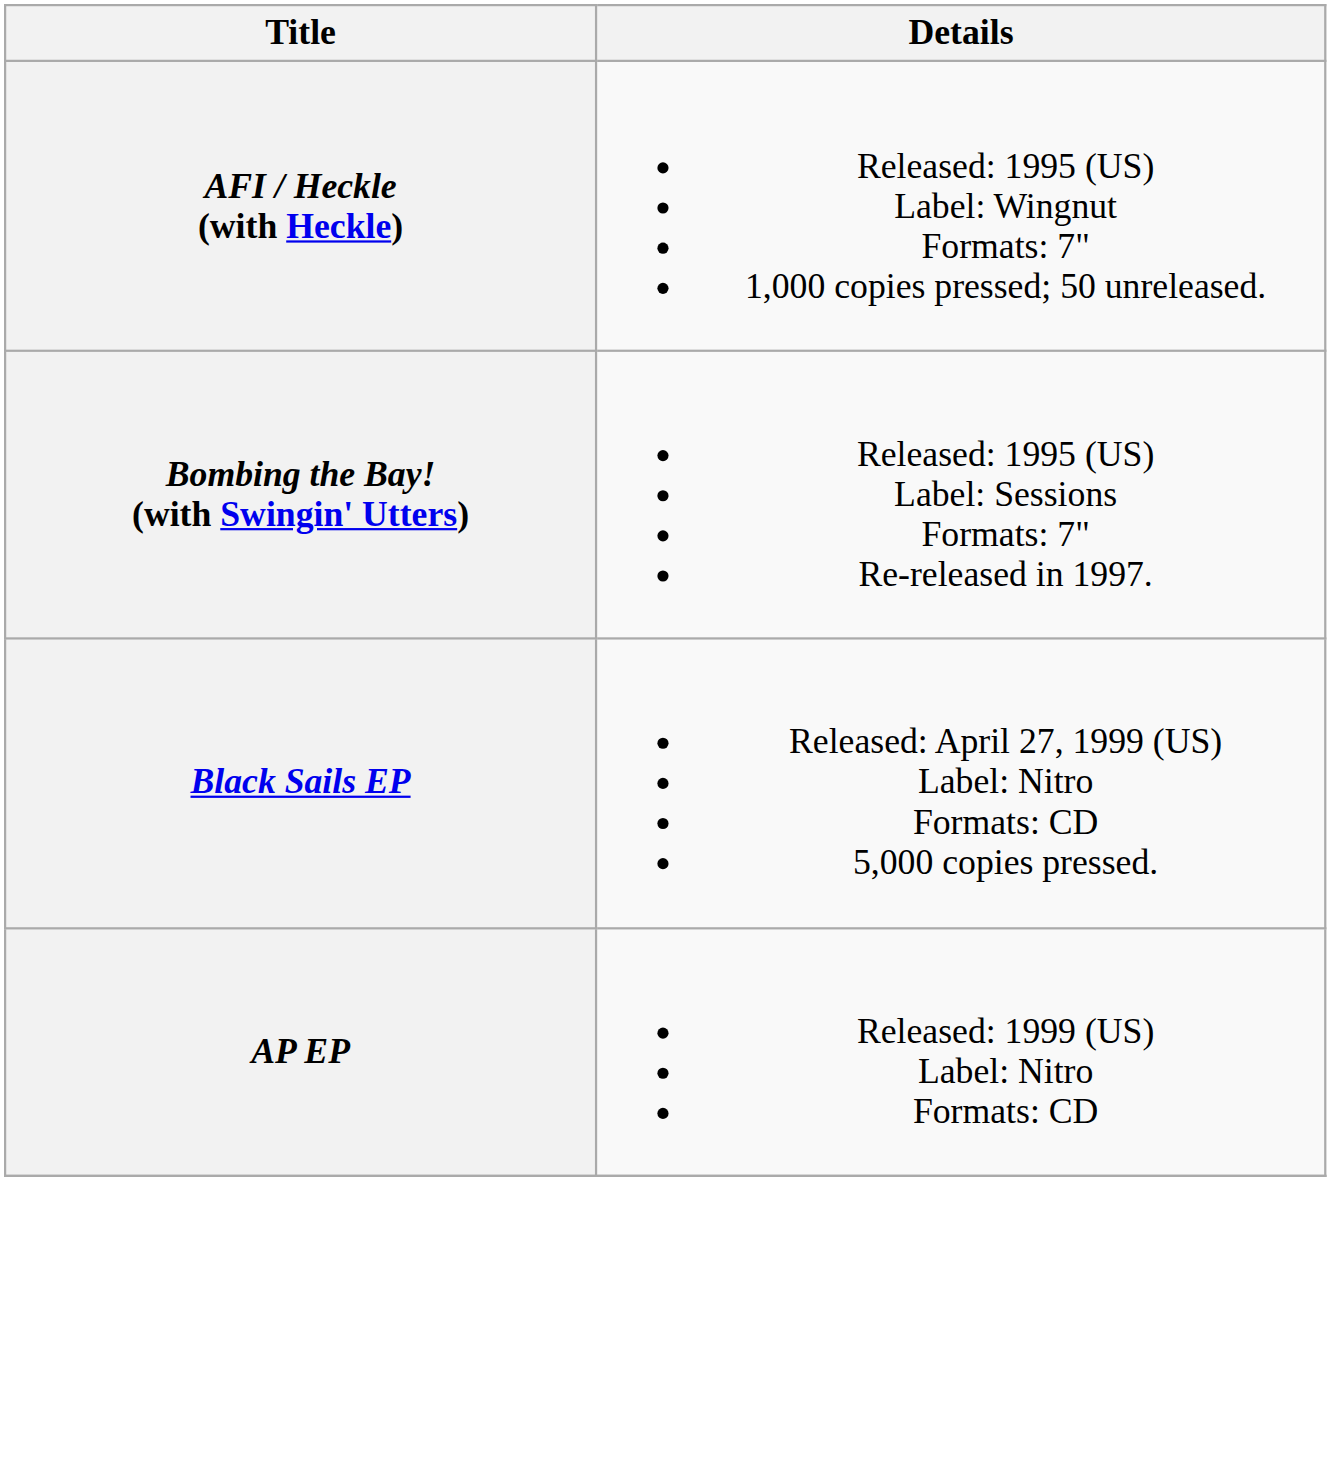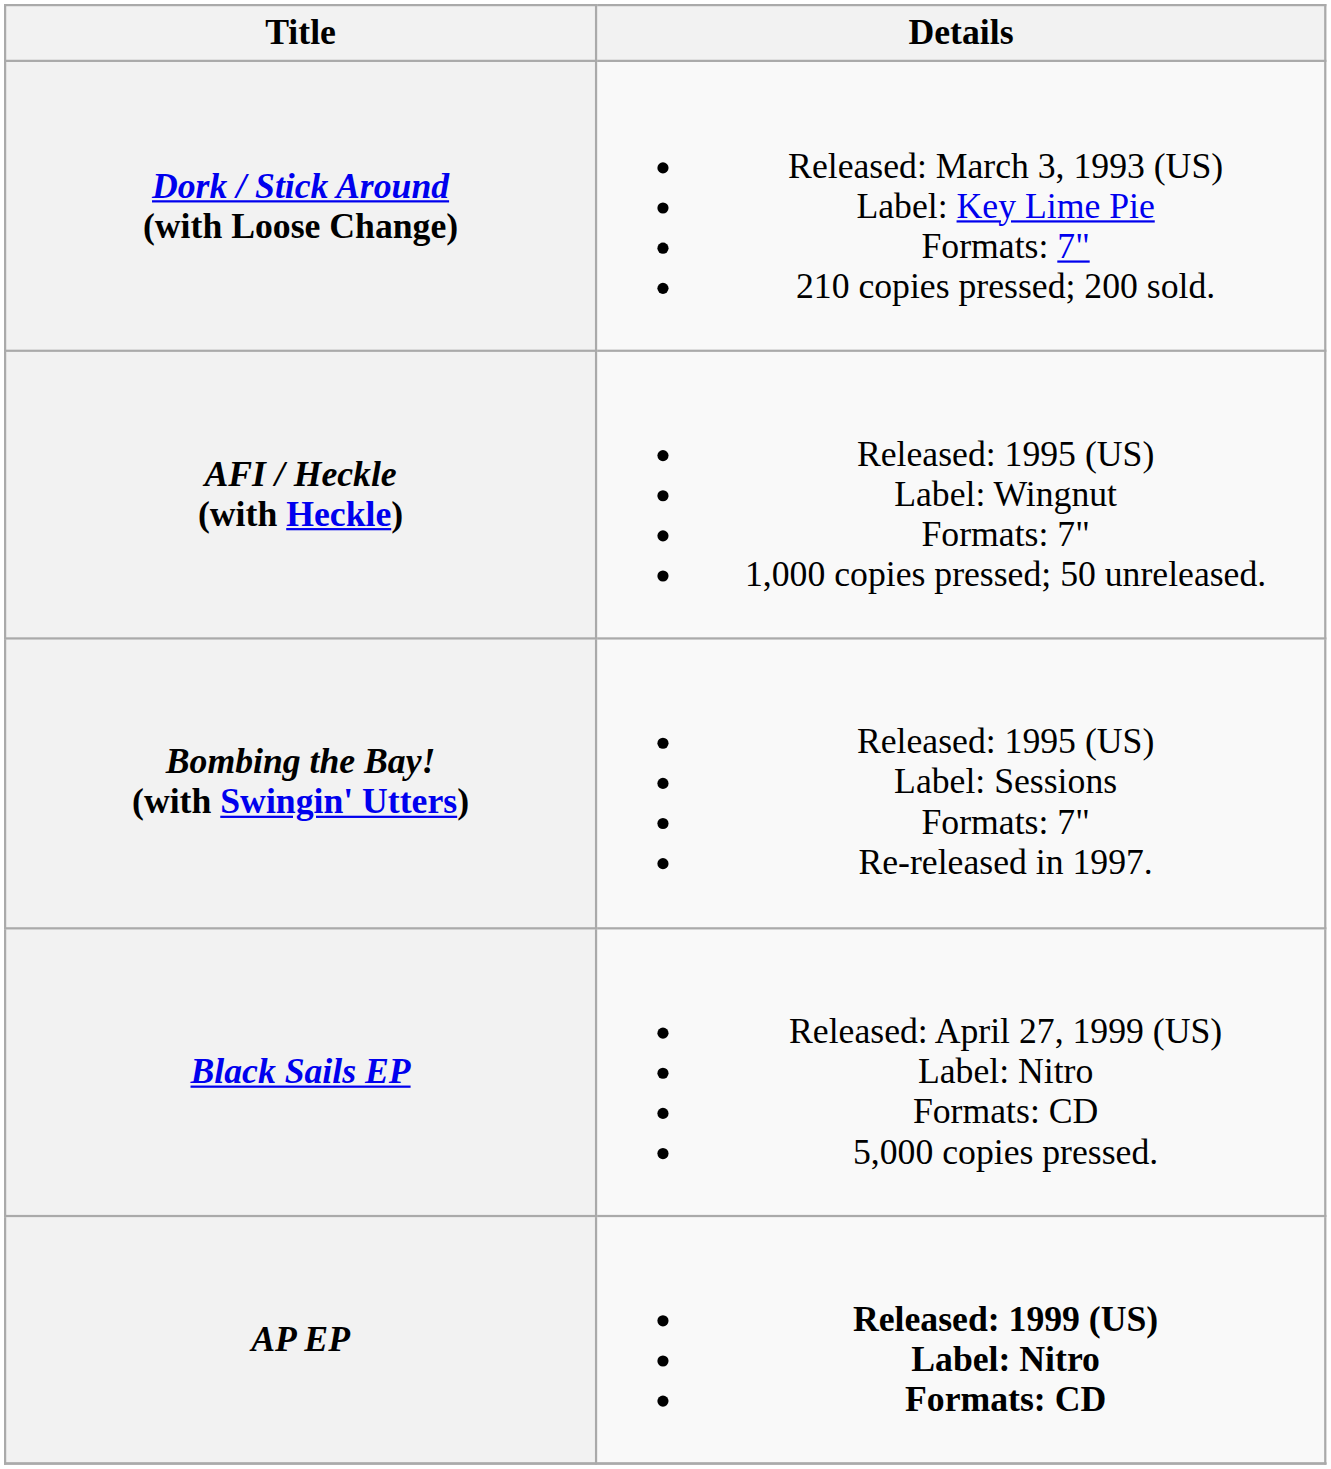+ row: (301, 205)
(961, 1071) normal -> (961, 1360) bold
